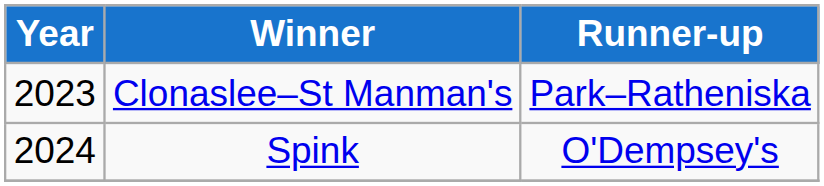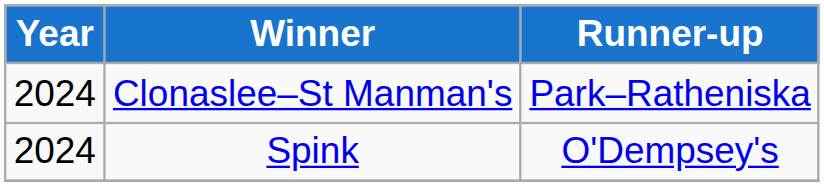(55, 92) 2023 -> (55, 92) 2024
